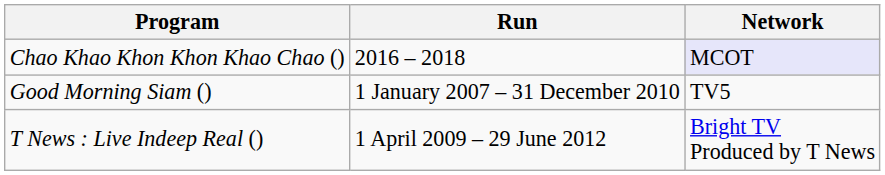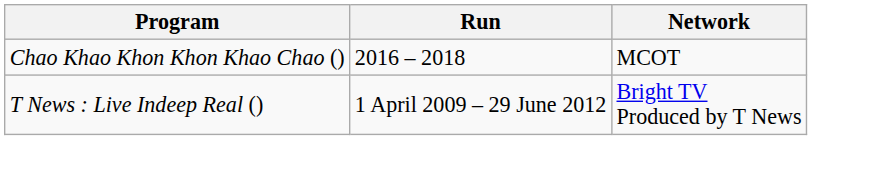(722, 57) lavender background -> (648, 57) no background
- row: (111, 92)
